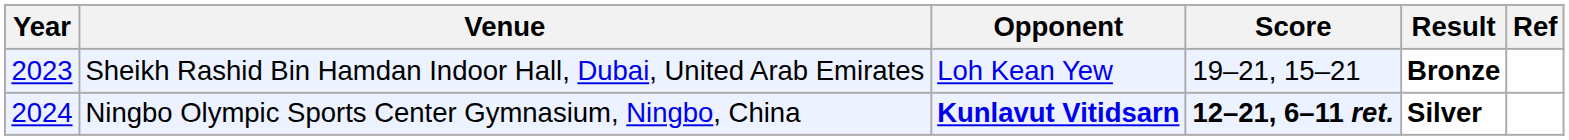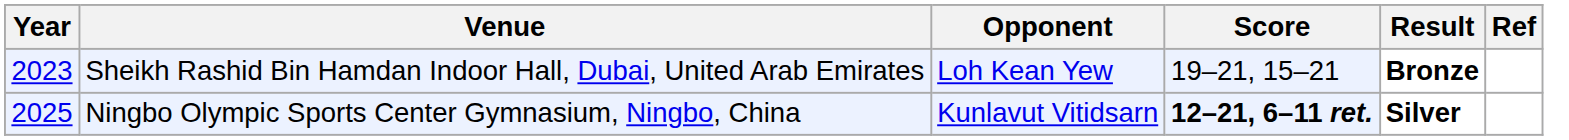(42, 114) 2024 -> (42, 114) 2025
(1058, 114) bold -> (1048, 114) normal
